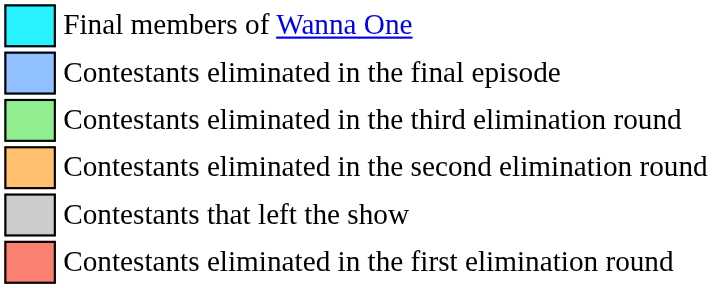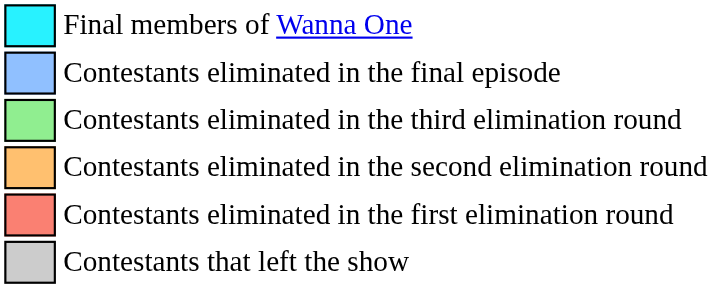rows swapped: (368, 261) <-> (236, 214)
